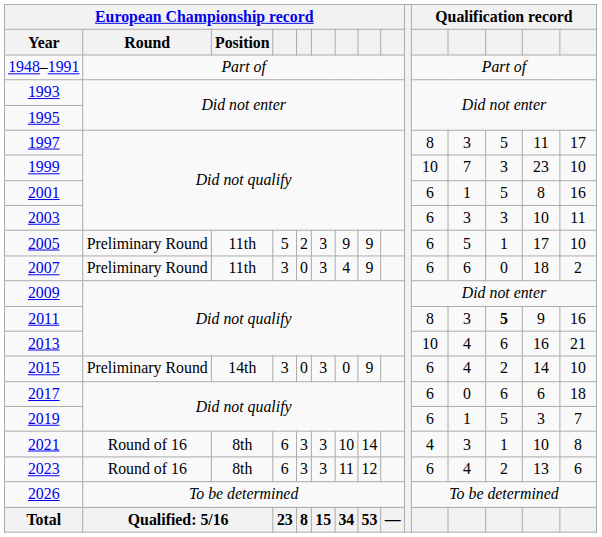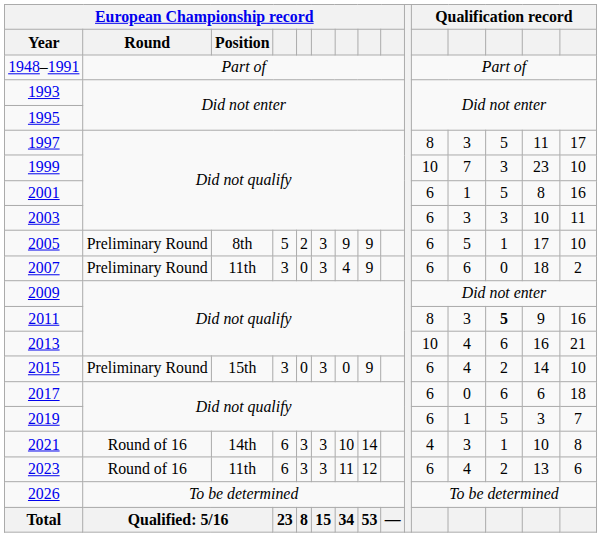(242, 243) 11th -> (242, 243) 8th
(242, 368) 14th -> (242, 368) 15th
(242, 444) 8th -> (242, 444) 14th
(242, 469) 8th -> (242, 469) 11th
